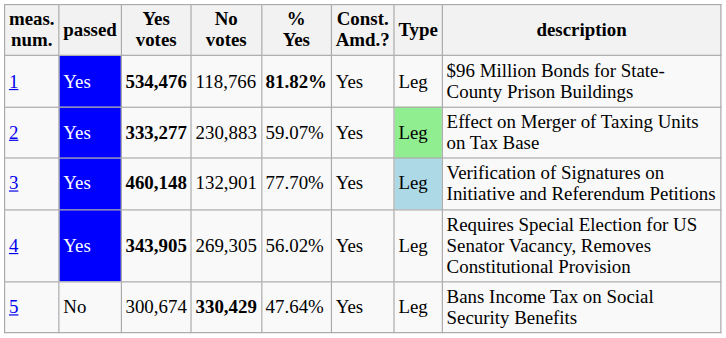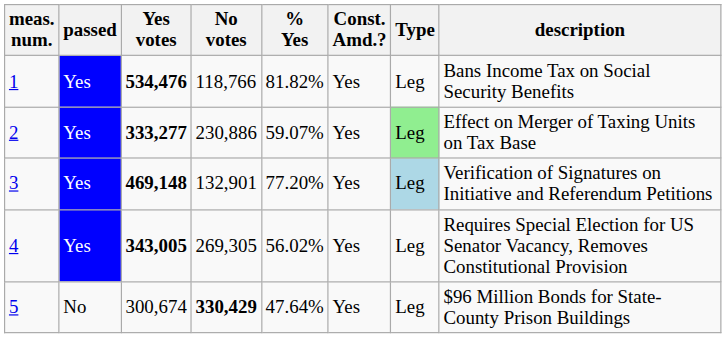(296, 81) bold -> (295, 81) normal
(556, 81) $96 Million Bonds for State-County Prison Buildings -> (547, 81) Bans Income Tax on Social Security Benefits
(226, 132) 230,883 -> (226, 132) 230,886
(156, 183) 460,148 -> (156, 183) 469,148
(295, 183) 77.70% -> (295, 183) 77.20%
(156, 245) 343,905 -> (156, 245) 343,005
(550, 307) Bans Income Tax on Social Security Benefits -> (553, 307) $96 Million Bonds for State-County Prison Buildings
